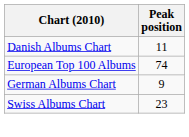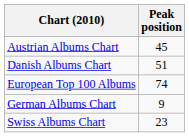+ row: (63, 46)
(162, 46) 11 -> (162, 65) 51
